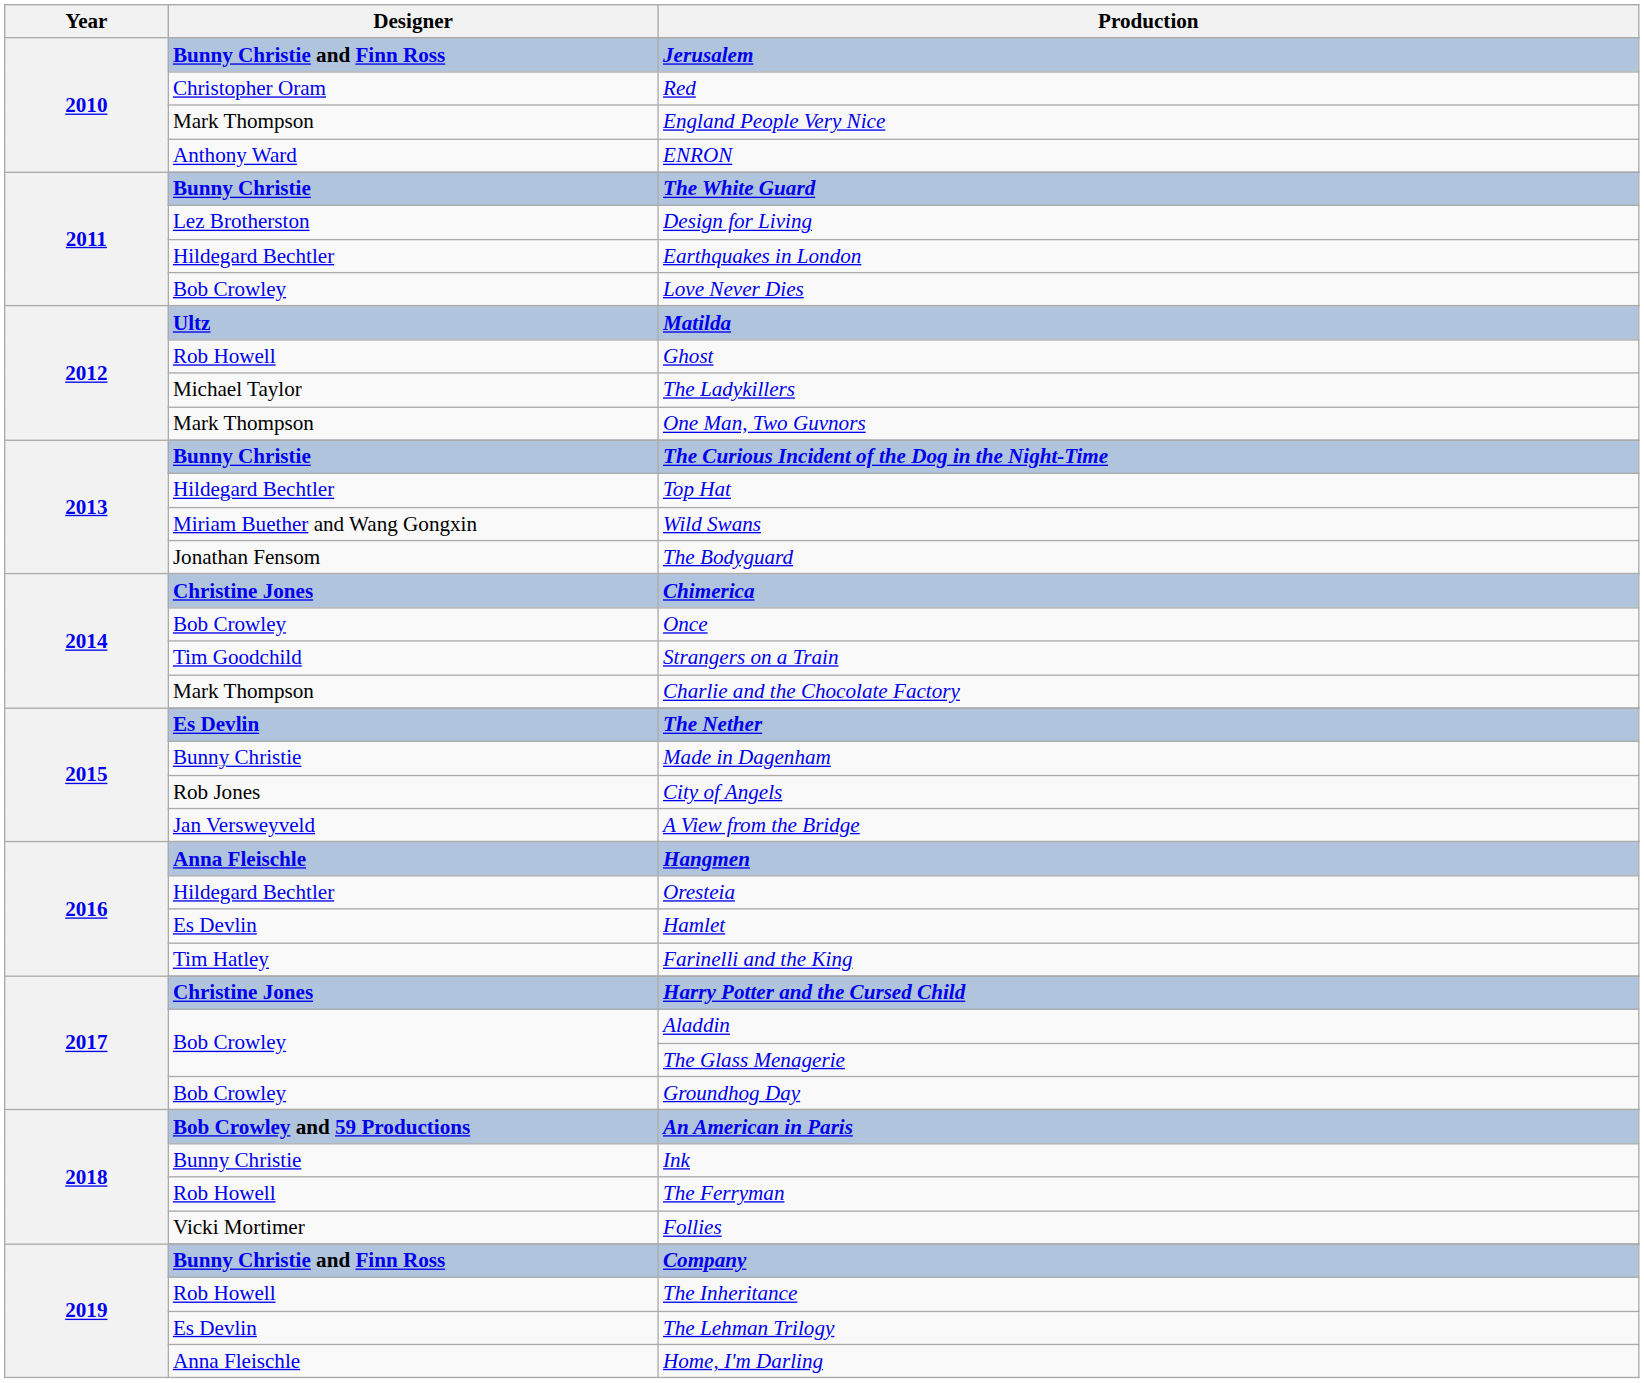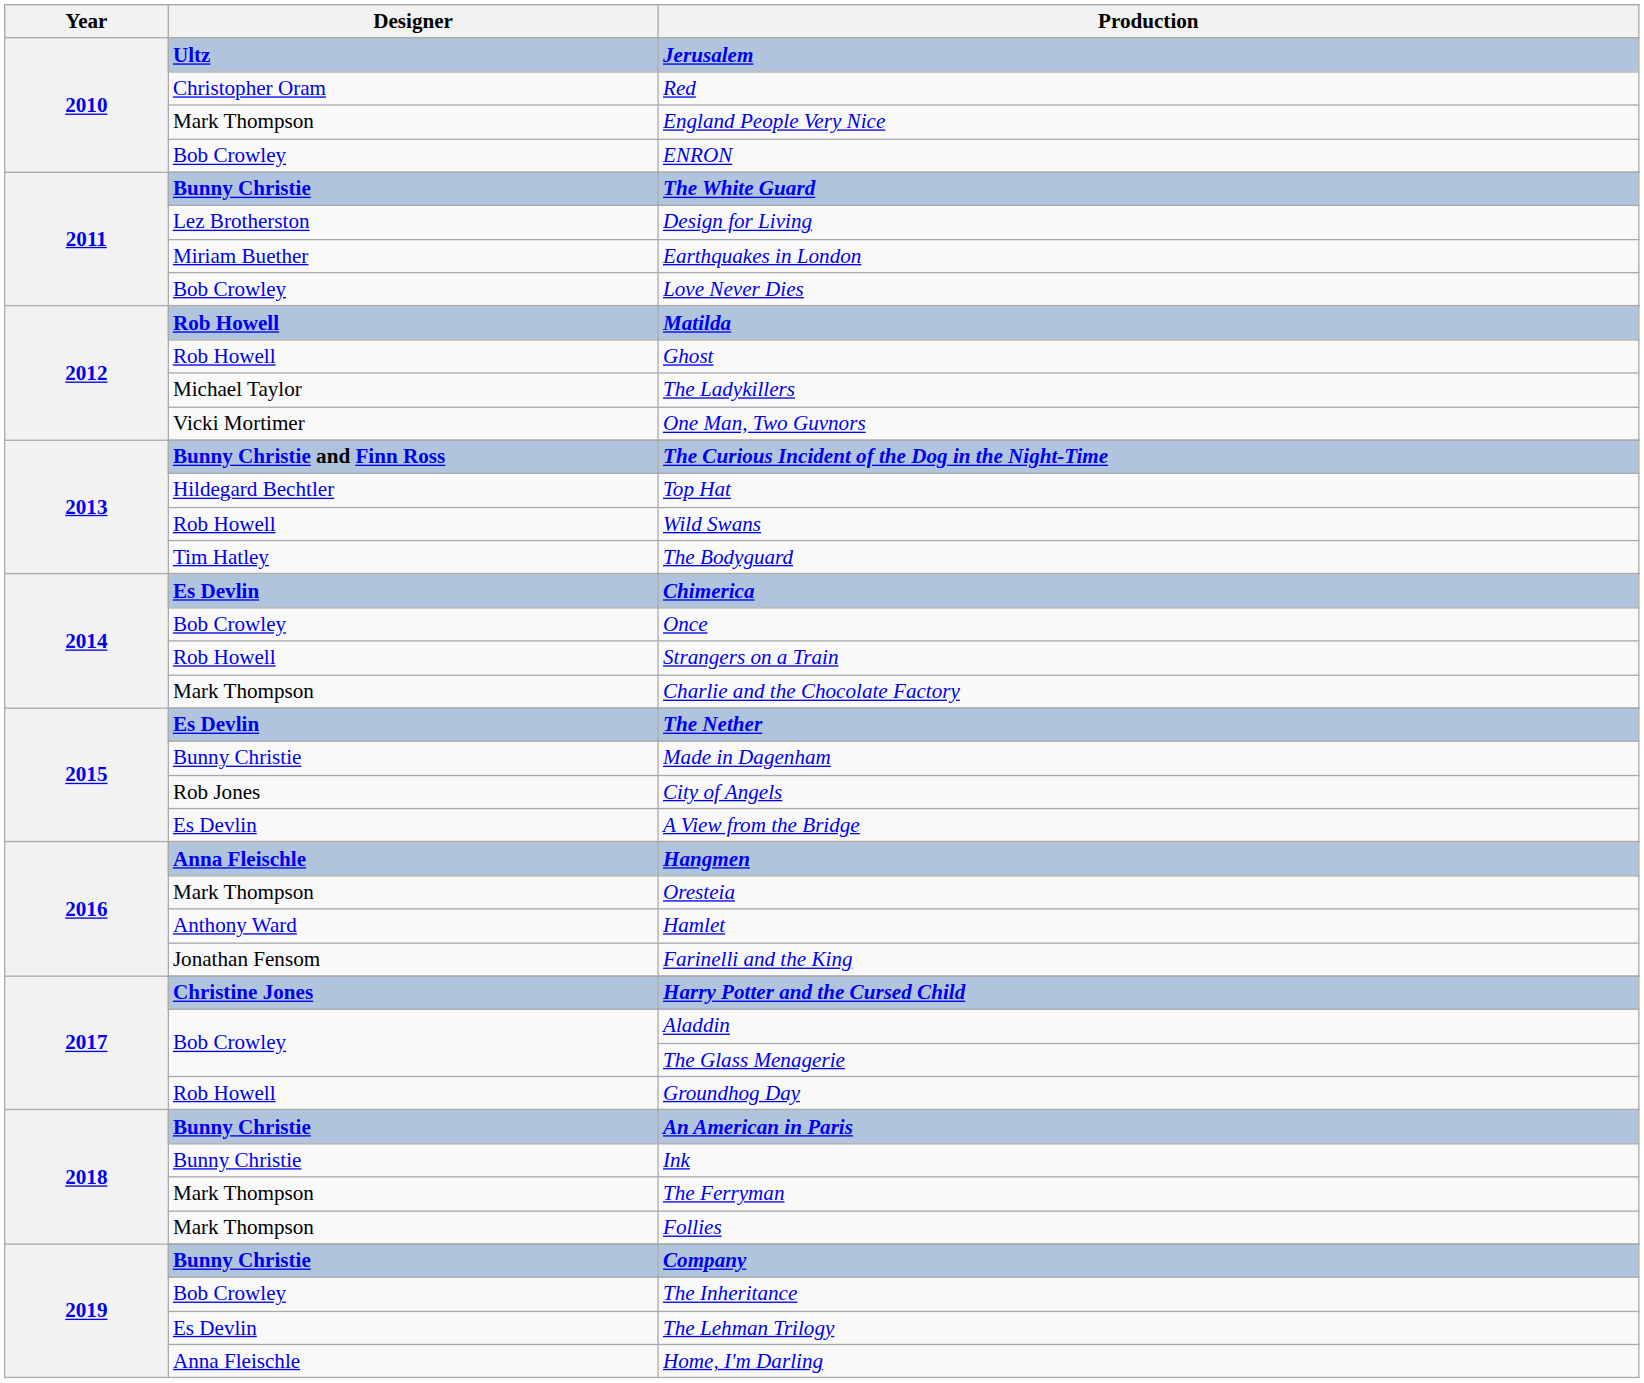(309, 54) Bunny Christie and Finn Ross -> (192, 54) Ultz
(235, 155) Anthony Ward -> (230, 155) Bob Crowley
(254, 255) Hildegard Bechtler -> (241, 255) Miriam Buether
(192, 322) Ultz -> (226, 322) Rob Howell
(243, 423) Mark Thompson -> (239, 423) Vicki Mortimer
(242, 456) Bunny Christie -> (309, 456) Bunny Christie and Finn Ross
(325, 523) Miriam Buether and Wang Gongxin -> (224, 523) Rob Howell
(247, 557) Jonathan Fensom -> (221, 557) Tim Hatley
(243, 590) Christine Jones -> (216, 590) Es Devlin
(237, 657) Tim Goodchild -> (224, 657) Rob Howell
(244, 825) Jan Versweyveld -> (215, 825) Es Devlin
(254, 892) Hildegard Bechtler -> (243, 892) Mark Thompson
(215, 925) Es Devlin -> (235, 925) Anthony Ward
(221, 959) Tim Hatley -> (247, 959) Jonathan Fensom
(230, 1093) Bob Crowley -> (224, 1093) Rob Howell
(322, 1126) Bob Crowley and 59 Productions -> (242, 1126) Bunny Christie
(224, 1193) Rob Howell -> (243, 1193) Mark Thompson
(239, 1227) Vicki Mortimer -> (243, 1227) Mark Thompson
(309, 1260) Bunny Christie and Finn Ross -> (242, 1260) Bunny Christie
(224, 1294) Rob Howell -> (230, 1294) Bob Crowley
